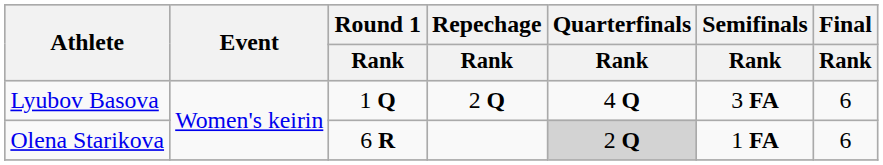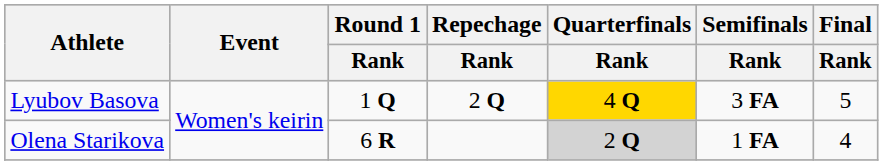(622, 100) no background -> (622, 100) gold background
(845, 100) 6 -> (845, 100) 5
(845, 139) 6 -> (845, 139) 4
